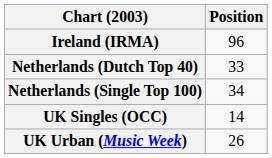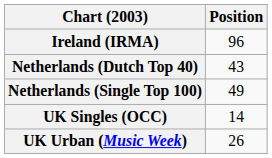(236, 66) 33 -> (236, 66) 43
(236, 91) 34 -> (236, 91) 49
